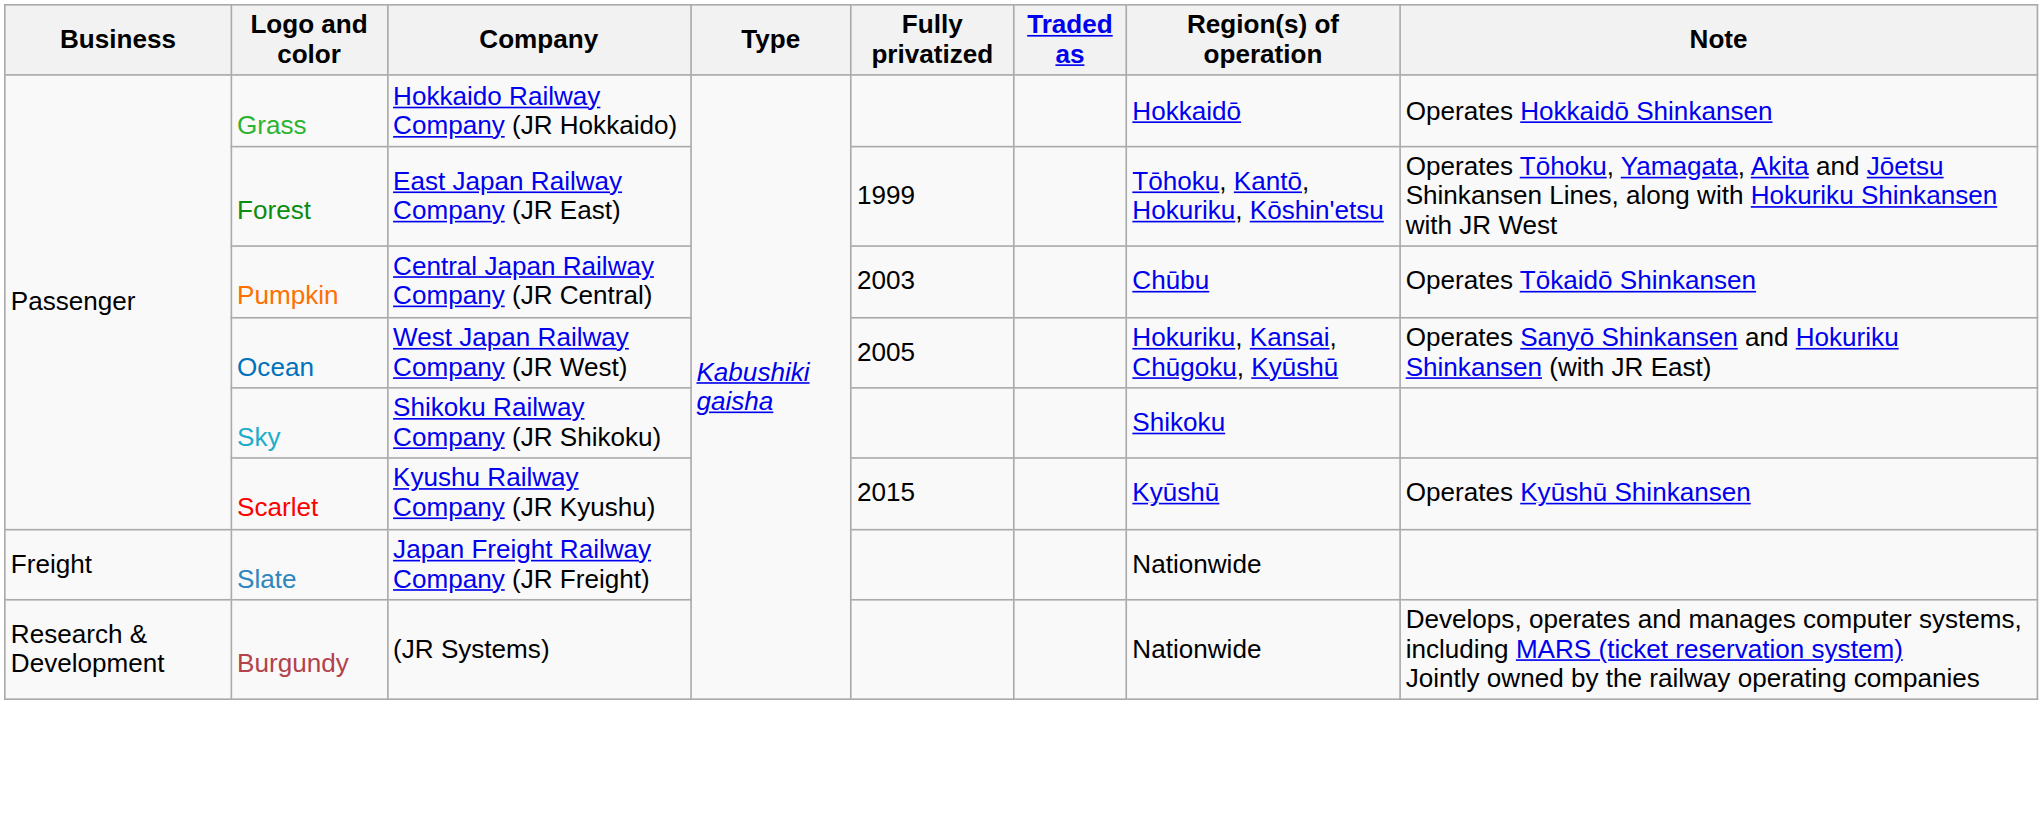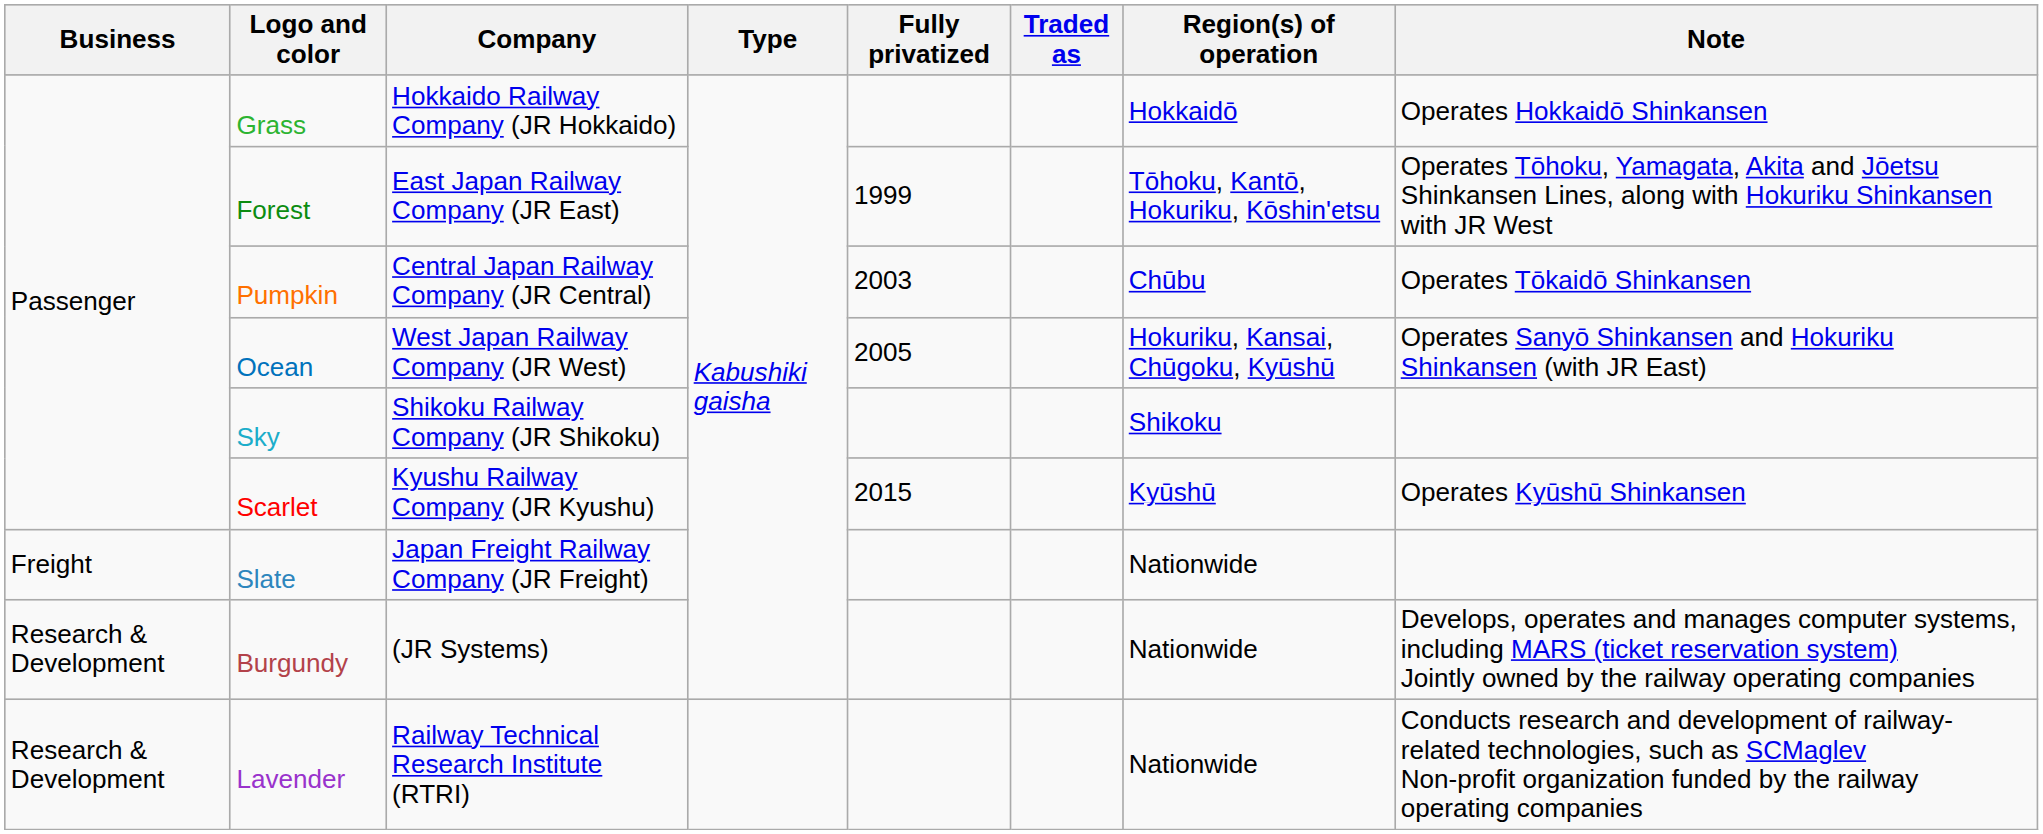+ row: (291, 778)
